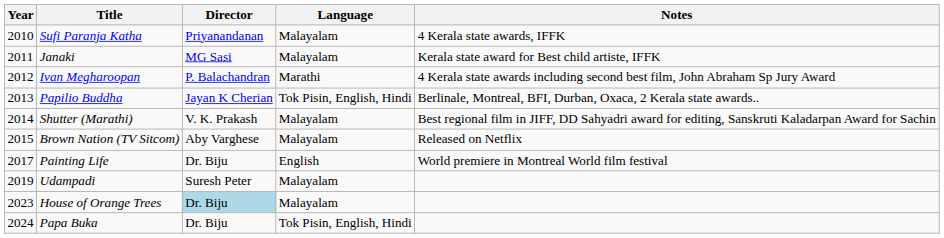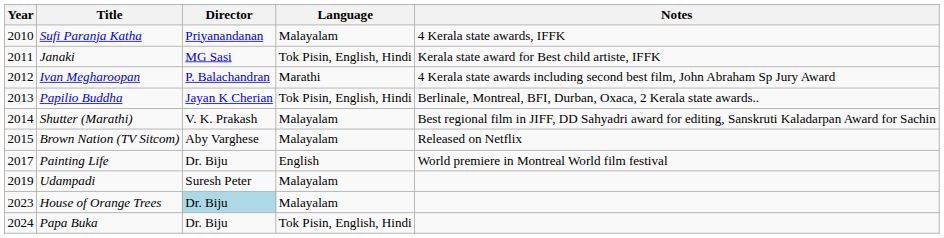(308, 56) Malayalam -> (345, 56) Tok Pisin, English, Hindi
